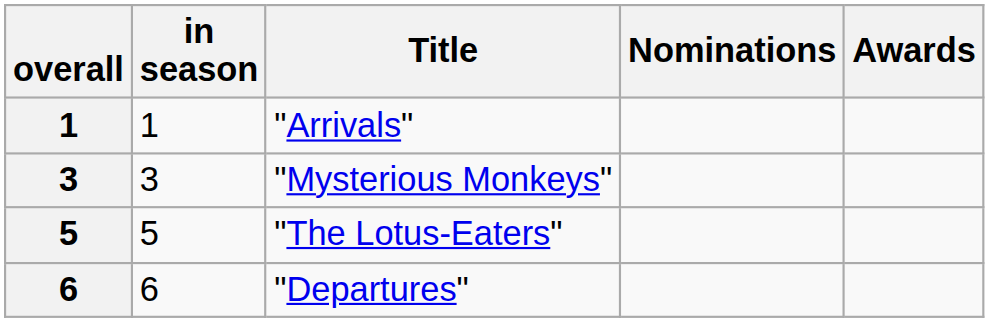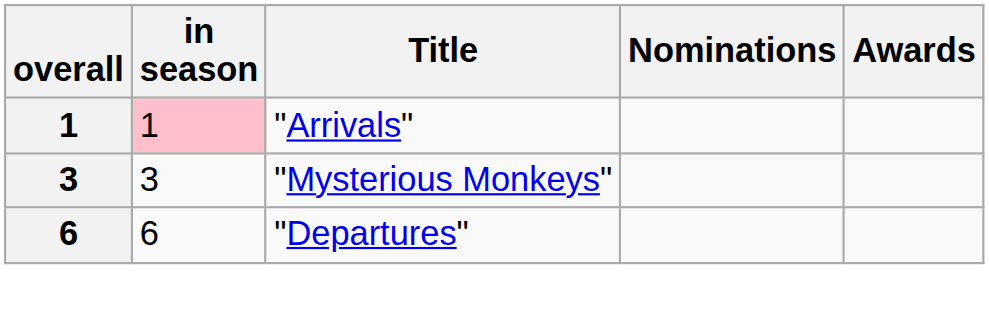(149, 125) no background -> (149, 125) pink background
- row: (418, 234)
